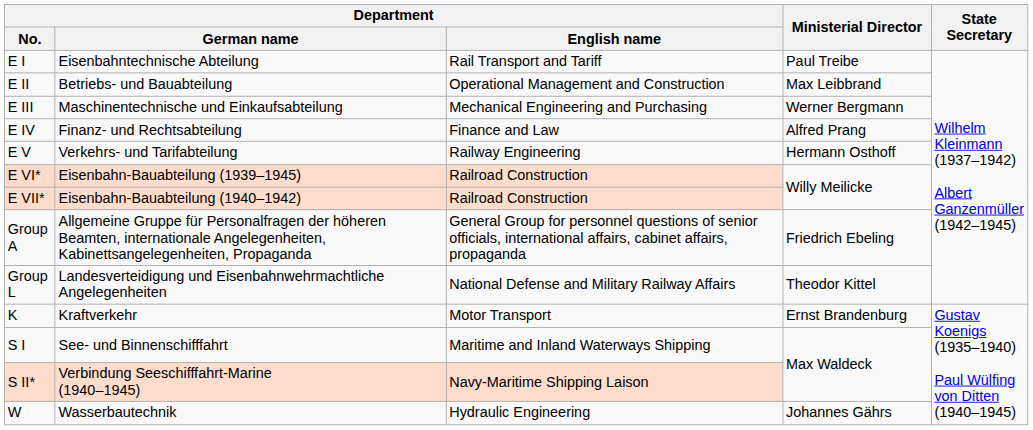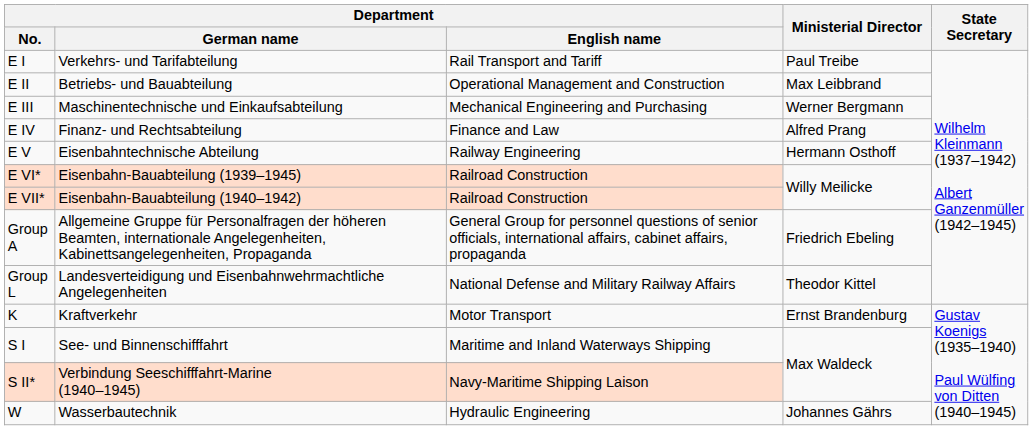(159, 61) Eisenbahntechnische Abteilung -> (148, 61) Verkehrs- und Tarifabteilung
(148, 152) Verkehrs- und Tarifabteilung -> (159, 152) Eisenbahntechnische Abteilung
